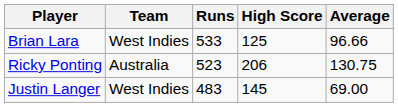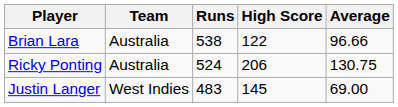(149, 41) West Indies -> (139, 41) Australia
(209, 41) 533 -> (209, 41) 538
(254, 41) 125 -> (254, 41) 122
(209, 65) 523 -> (209, 65) 524
